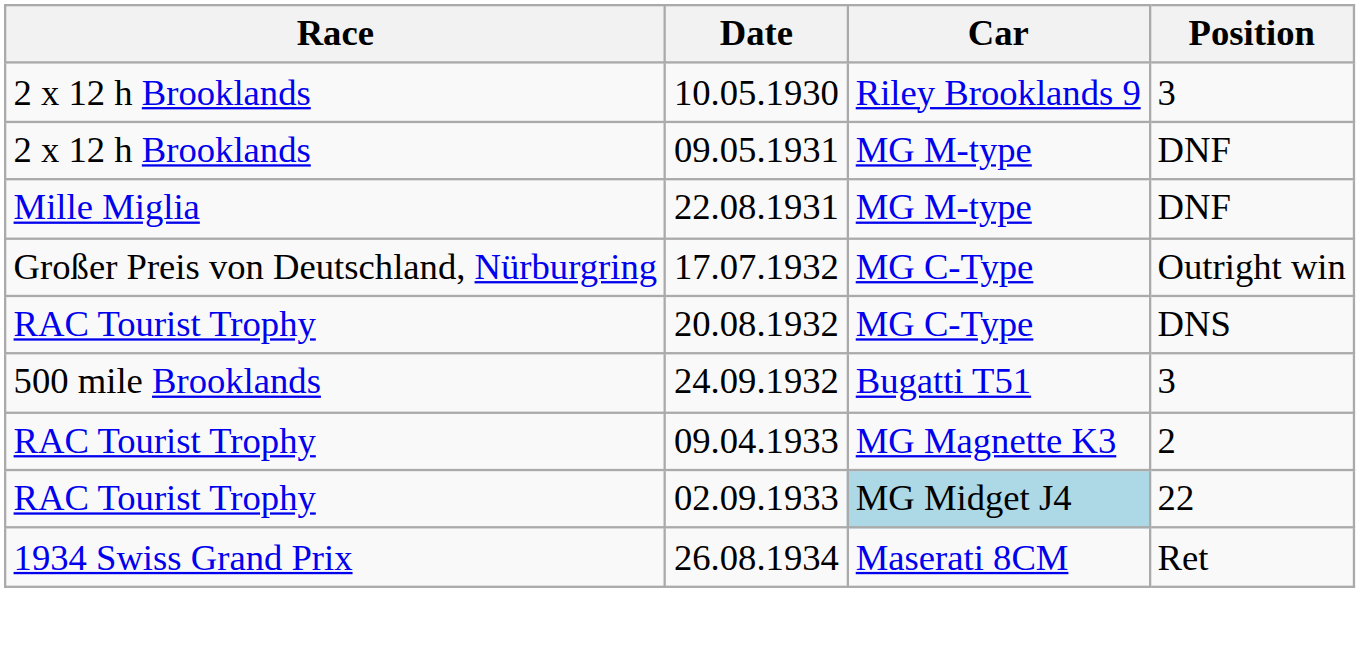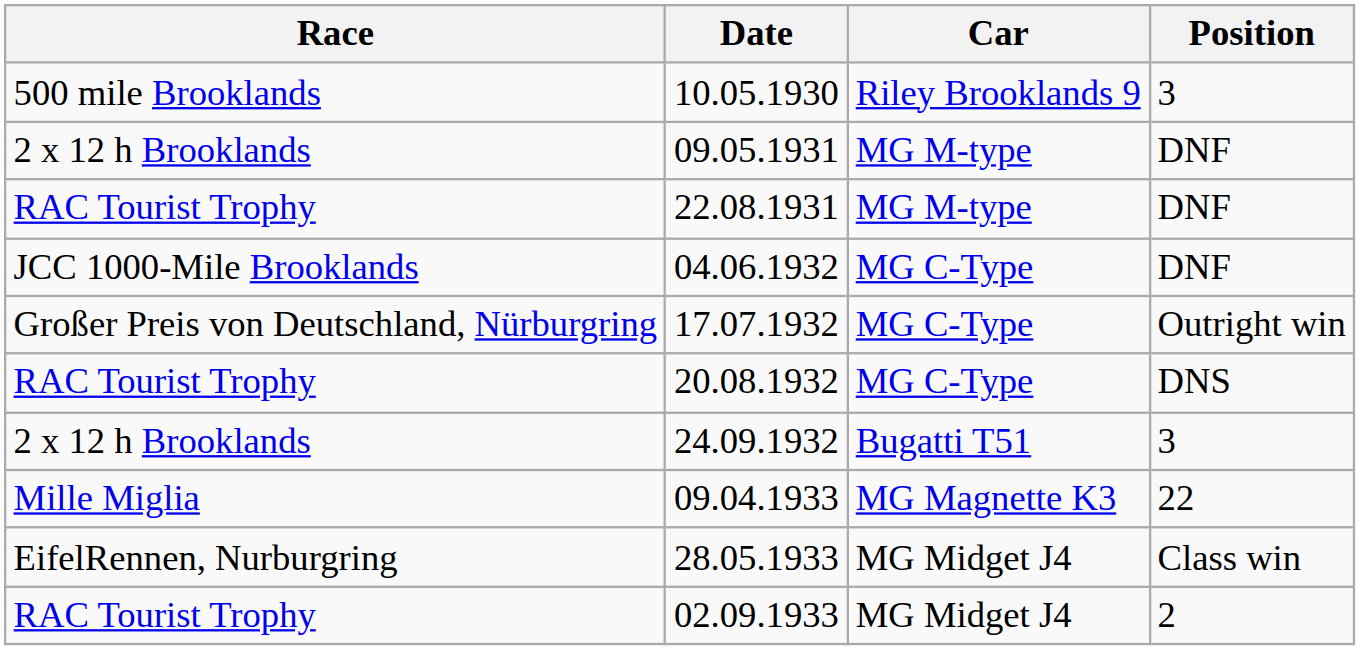(162, 91) 2 x 12 h Brooklands -> (167, 91) 500 mile Brooklands
(107, 207) Mille Miglia -> (165, 207) RAC Tourist Trophy
+ row: (756, 265)
(167, 382) 500 mile Brooklands -> (162, 440) 2 x 12 h Brooklands
(165, 440) RAC Tourist Trophy -> (107, 498) Mille Miglia
(1167, 440) 2 -> (1176, 498) 22
+ row: (756, 556)
(964, 498) lightblue background -> (964, 614) no background
(1176, 498) 22 -> (1167, 614) 2
- row: (756, 556)
